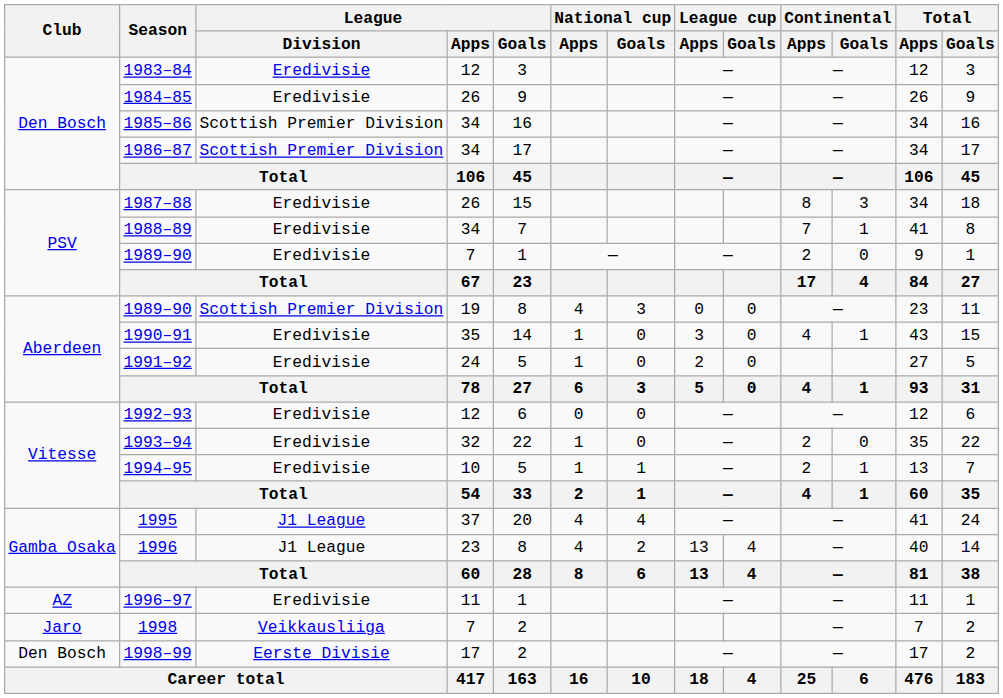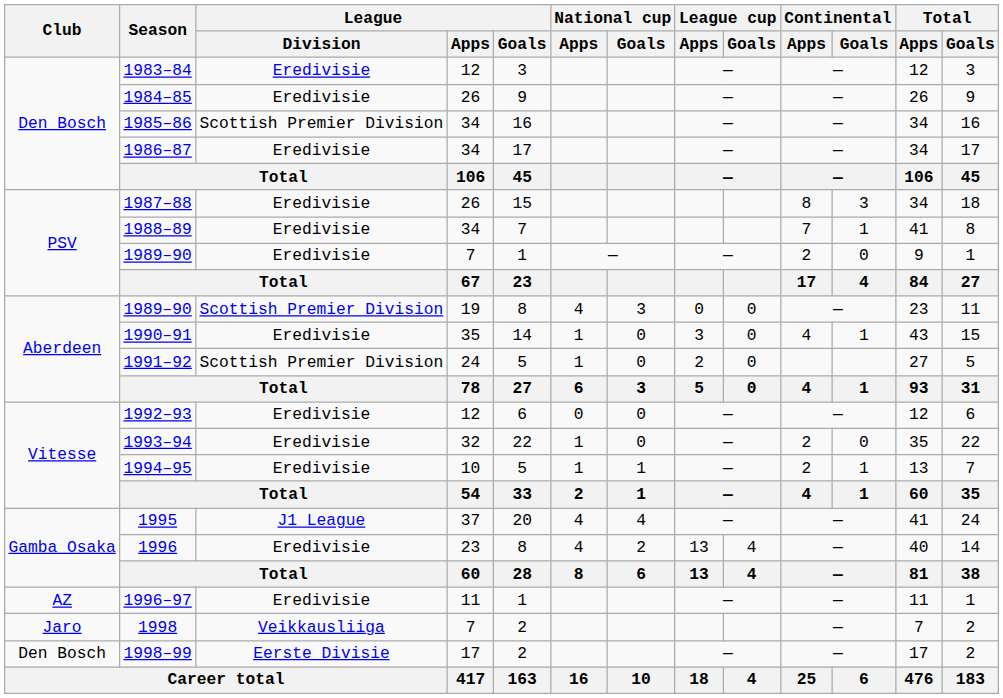(321, 150) Scottish Premier Division -> (321, 150) Eredivisie
(321, 362) Eredivisie -> (321, 362) Scottish Premier Division
(321, 548) J1 League -> (321, 548) Eredivisie
